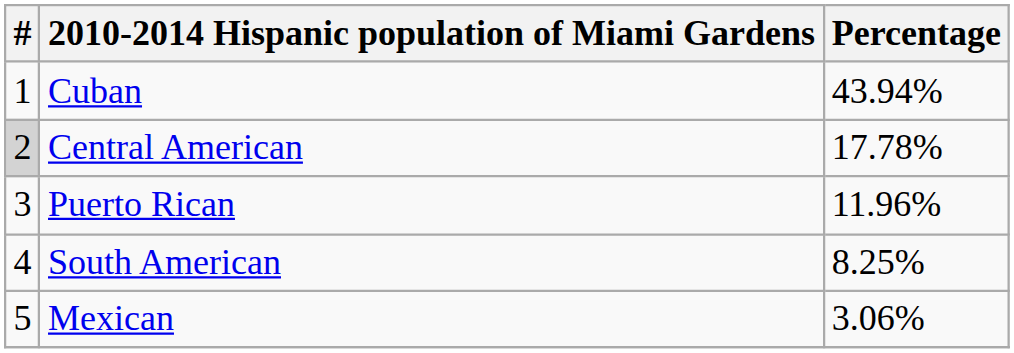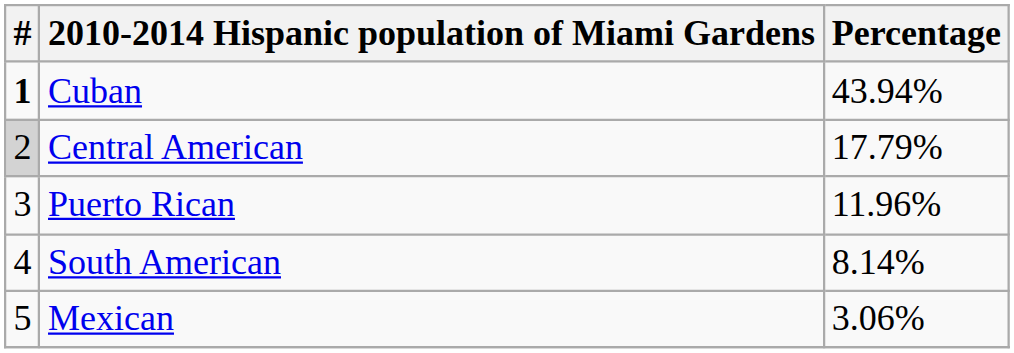(22, 90) normal -> (22, 90) bold
(887, 147) 17.78% -> (887, 147) 17.79%
(878, 261) 8.25% -> (878, 261) 8.14%
